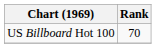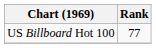(134, 33) 70 -> (134, 33) 77
